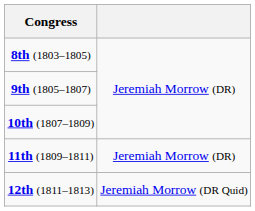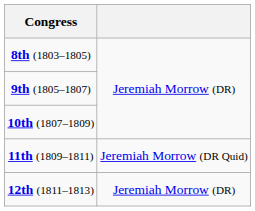(174, 155) Jeremiah Morrow (DR) -> (174, 155) Jeremiah Morrow (DR Quid)
(174, 189) Jeremiah Morrow (DR Quid) -> (174, 189) Jeremiah Morrow (DR)
